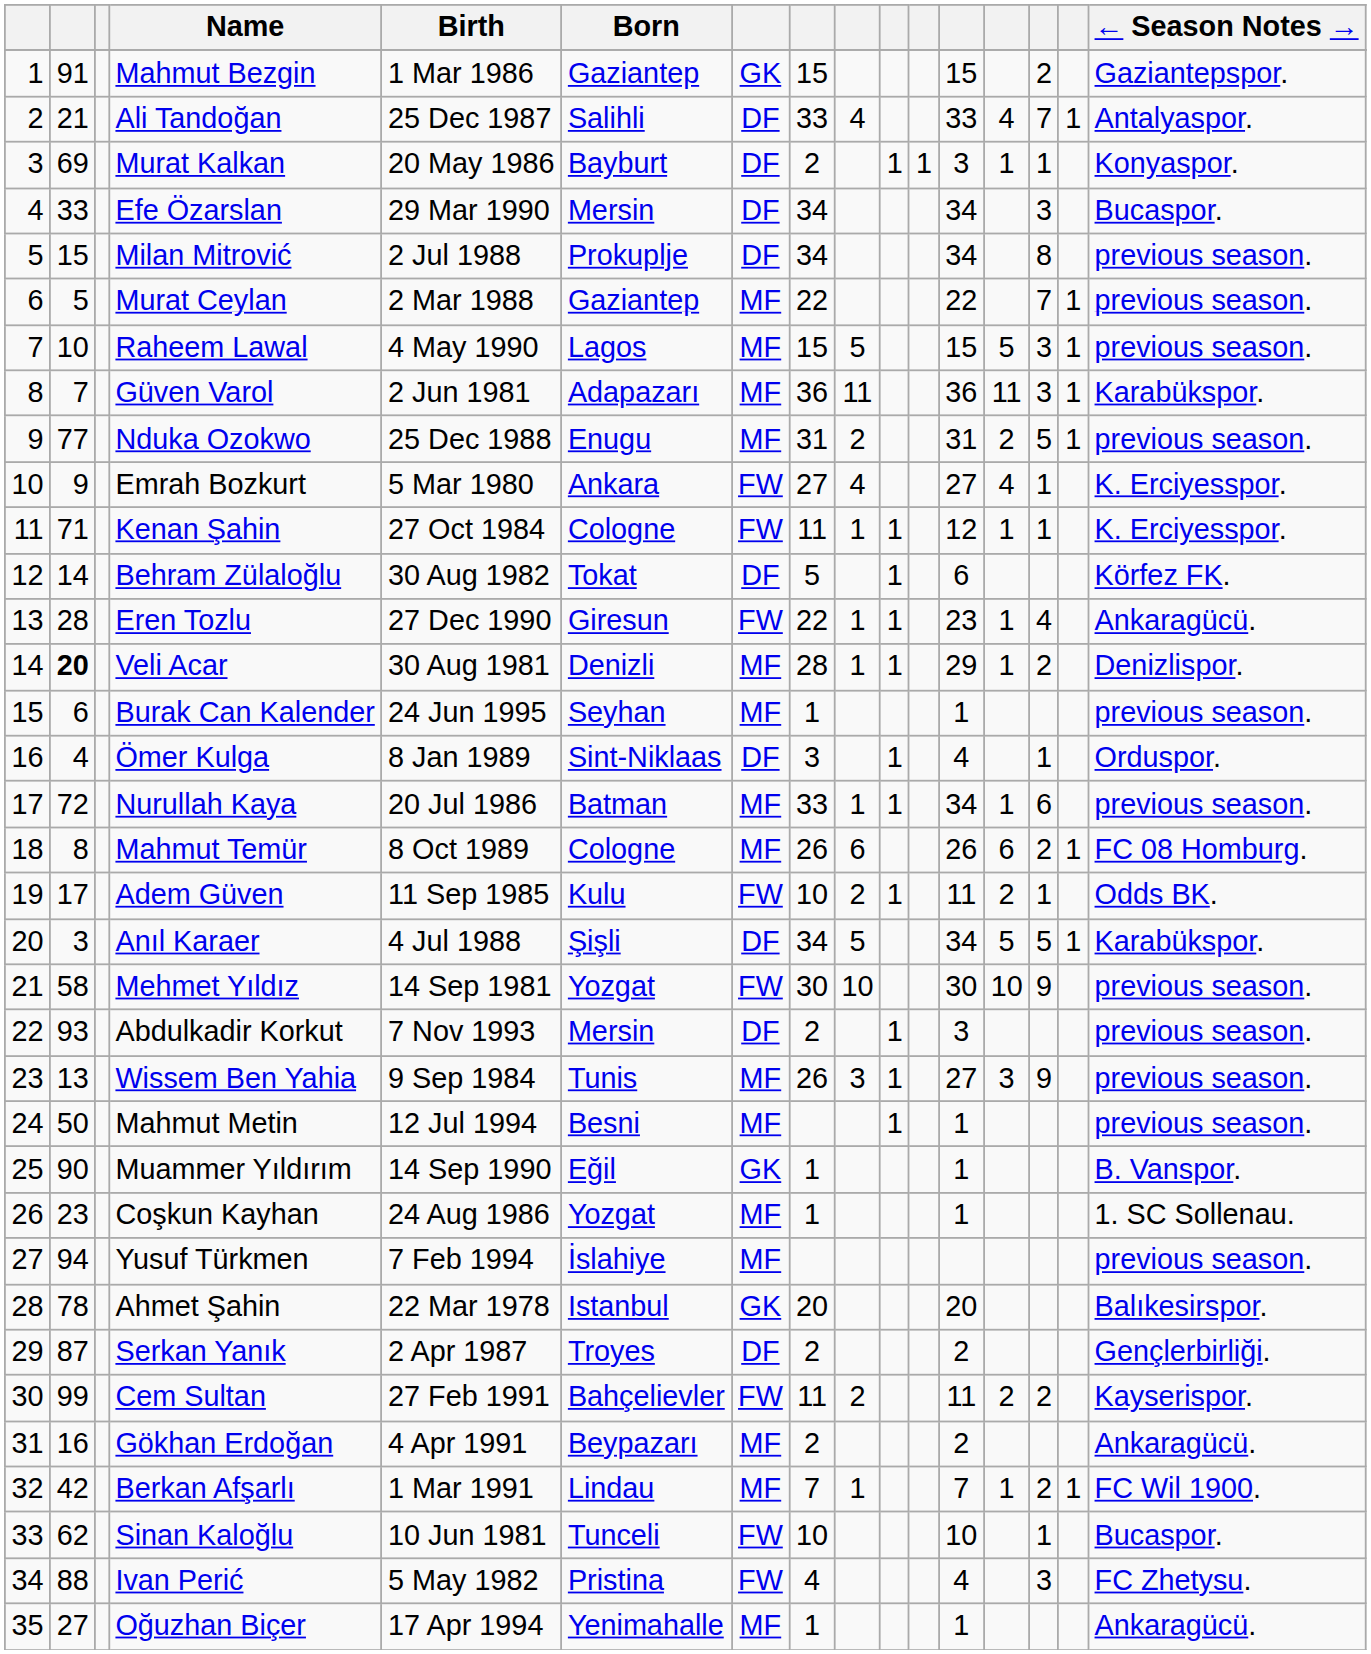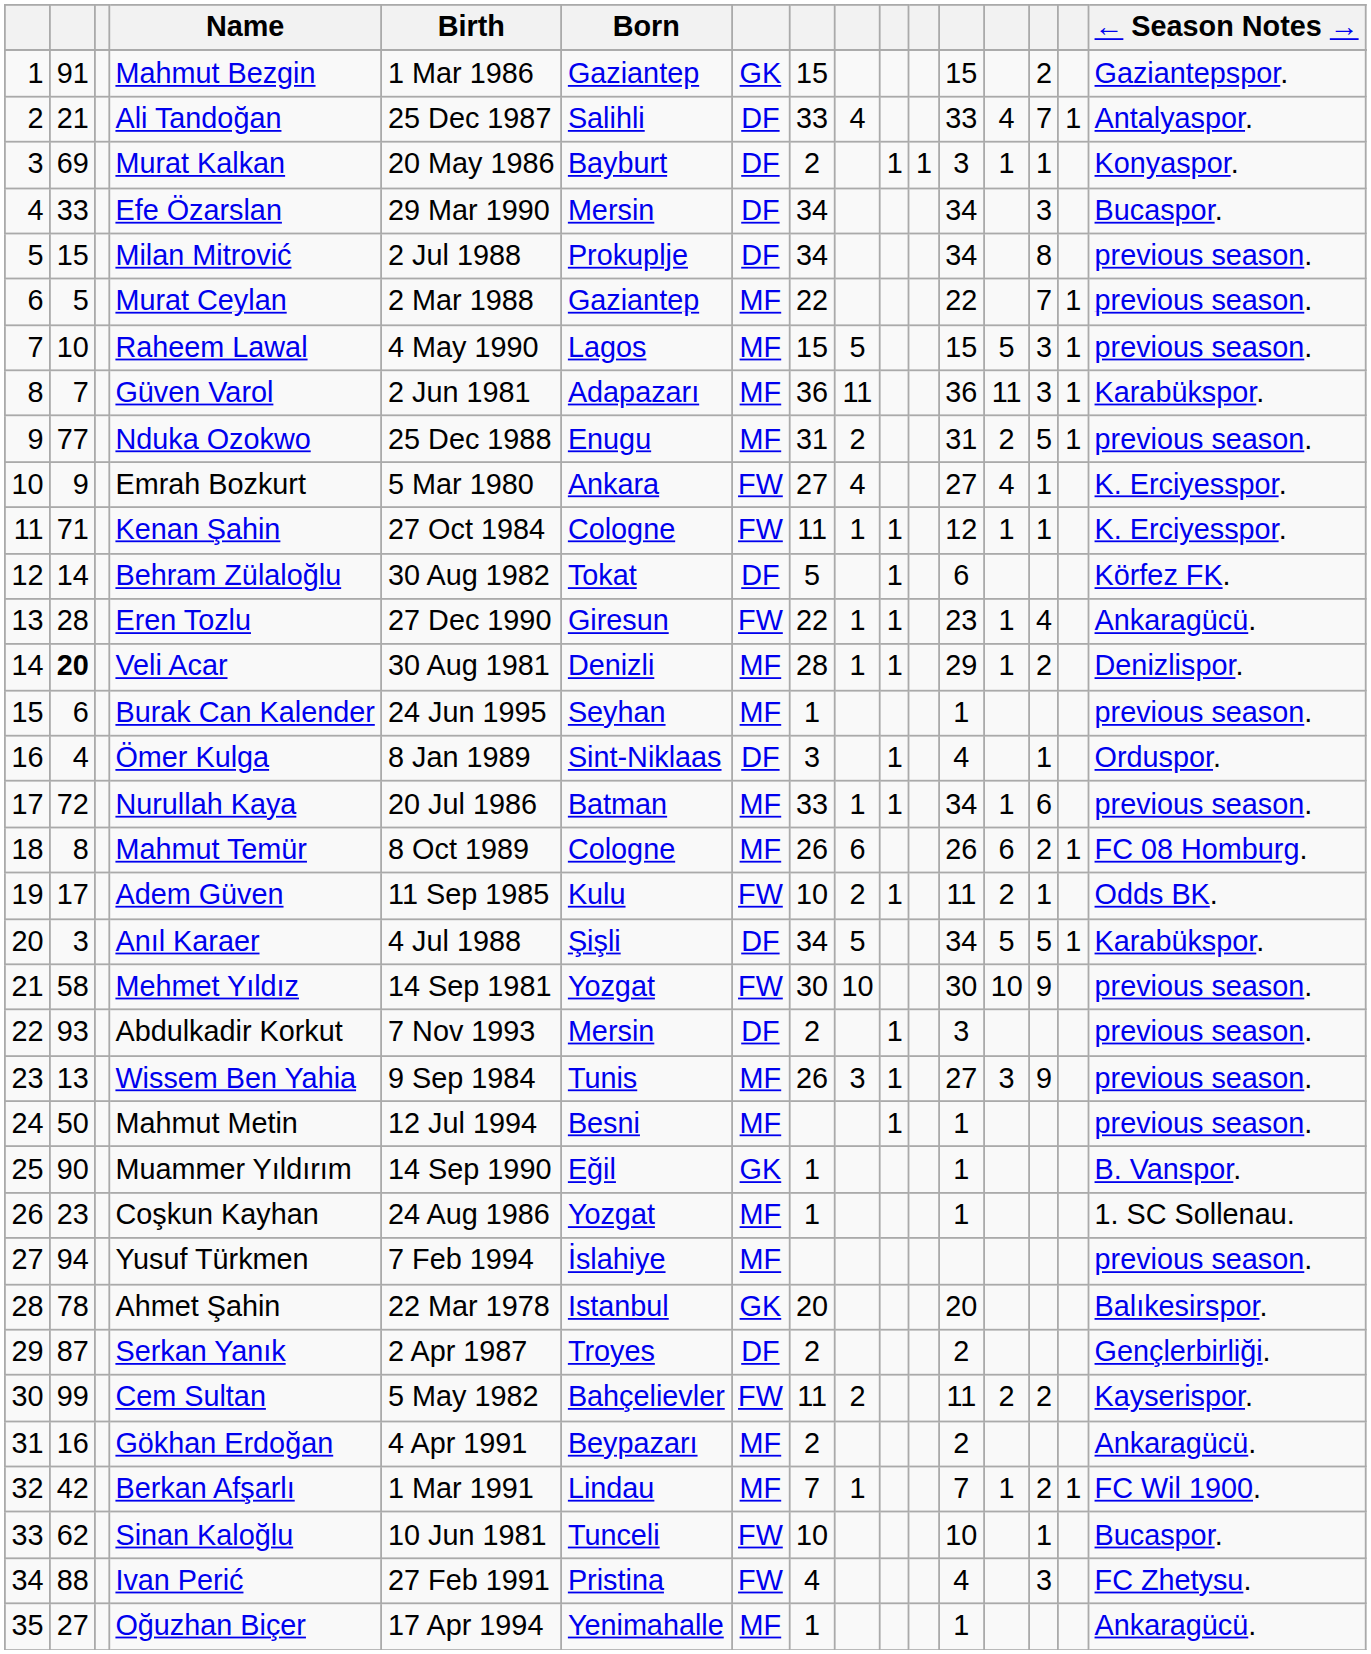(469, 1397) 27 Feb 1991 -> (463, 1397) 5 May 1982
(463, 1580) 5 May 1982 -> (469, 1580) 27 Feb 1991
